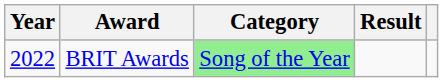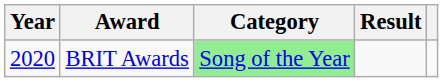(32, 58) 2022 -> (32, 58) 2020
